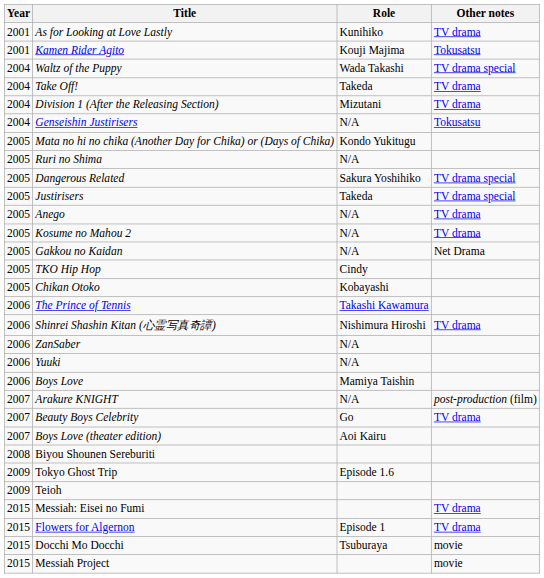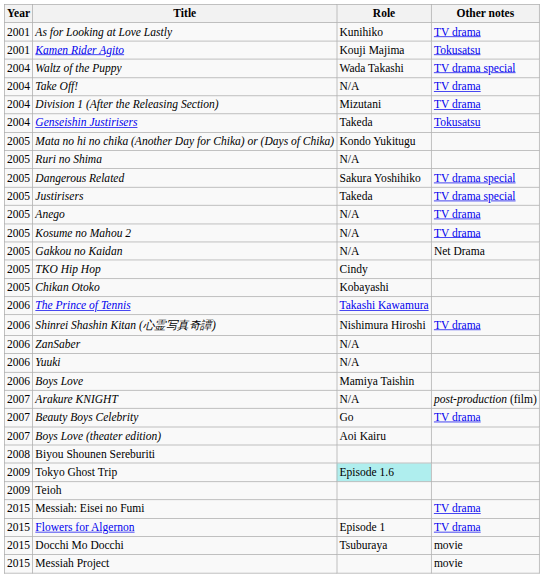(356, 86) Takeda -> (349, 86) N/A
(349, 123) N/A -> (356, 123) Takeda
(367, 472) no background -> (367, 472) paleturquoise background
